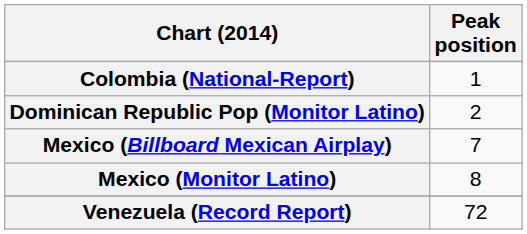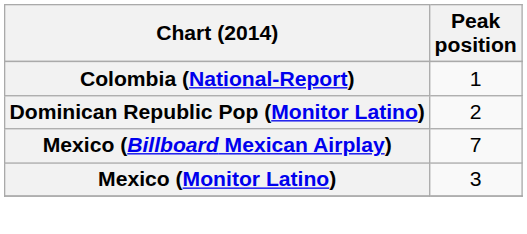(476, 178) 8 -> (476, 178) 3
- row: (217, 212)
